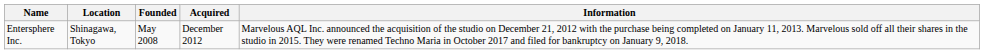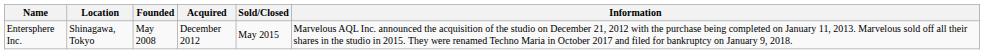+ column: (264, 12)
